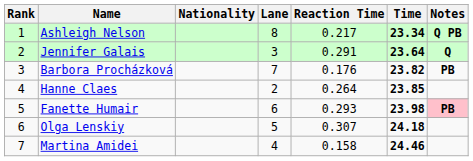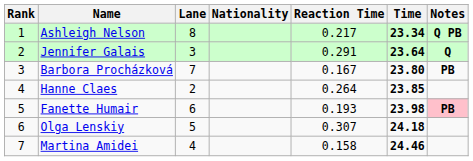columns swapped: (217, 14) <-> (275, 14)
(339, 70) 0.176 -> (339, 70) 0.167
(407, 70) 23.82 -> (407, 70) 23.80
(339, 108) 0.293 -> (339, 108) 0.193
